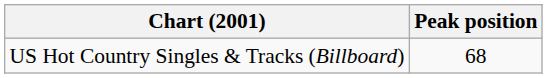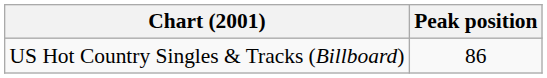(476, 55) 68 -> (476, 55) 86
